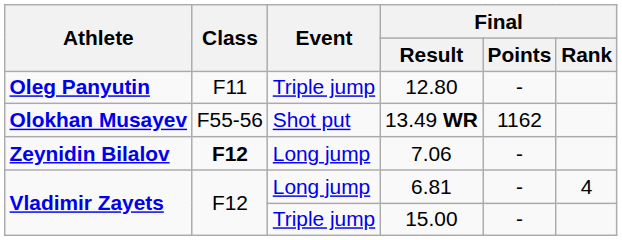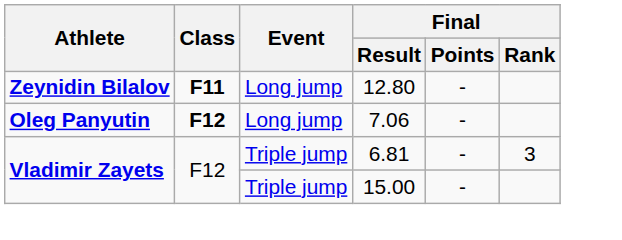(80, 88) Oleg Panyutin -> (90, 88) Zeynidin Bilalov
(230, 88) normal -> (207, 88) bold
(324, 88) Triple jump -> (294, 88) Long jump
- row: (431, 121)
(90, 154) Zeynidin Bilalov -> (80, 121) Oleg Panyutin
(322, 187) Long jump -> (296, 154) Triple jump
(587, 187) 4 -> (530, 154) 3
